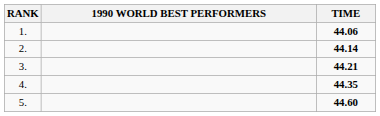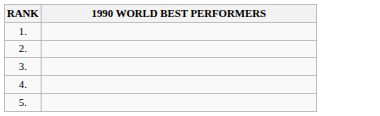- column: (346, 13)
